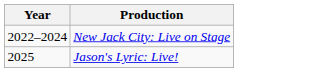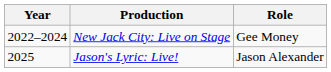+ column: (280, 15)
